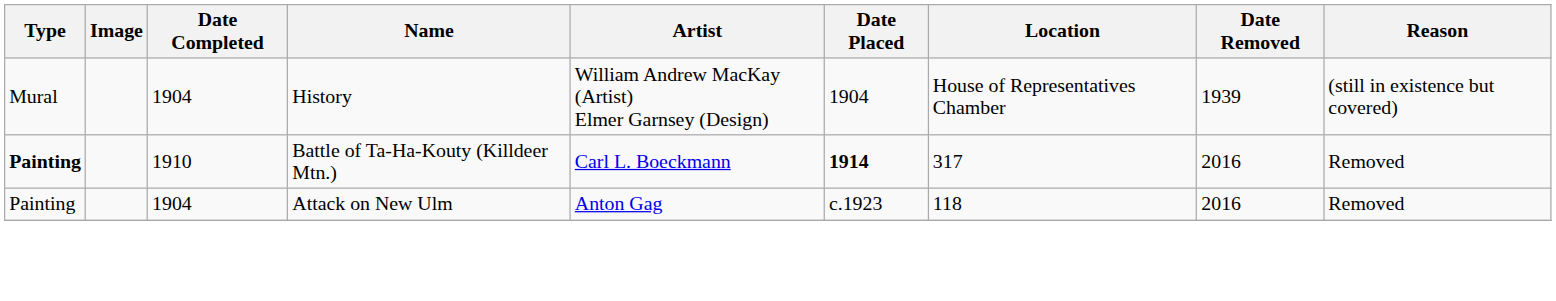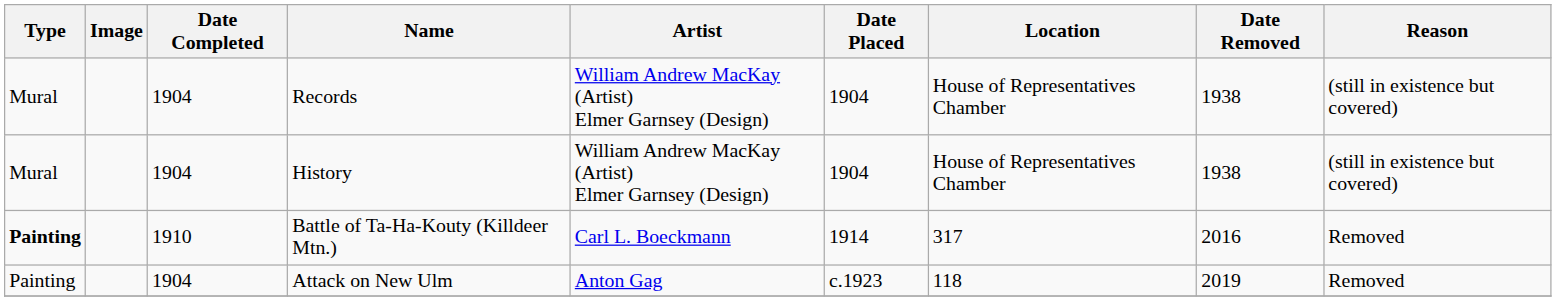+ row: (325, 96)
(1221, 96) 1939 -> (1221, 172) 1938
(849, 161) bold -> (849, 237) normal
(1221, 203) 2016 -> (1221, 280) 2019
